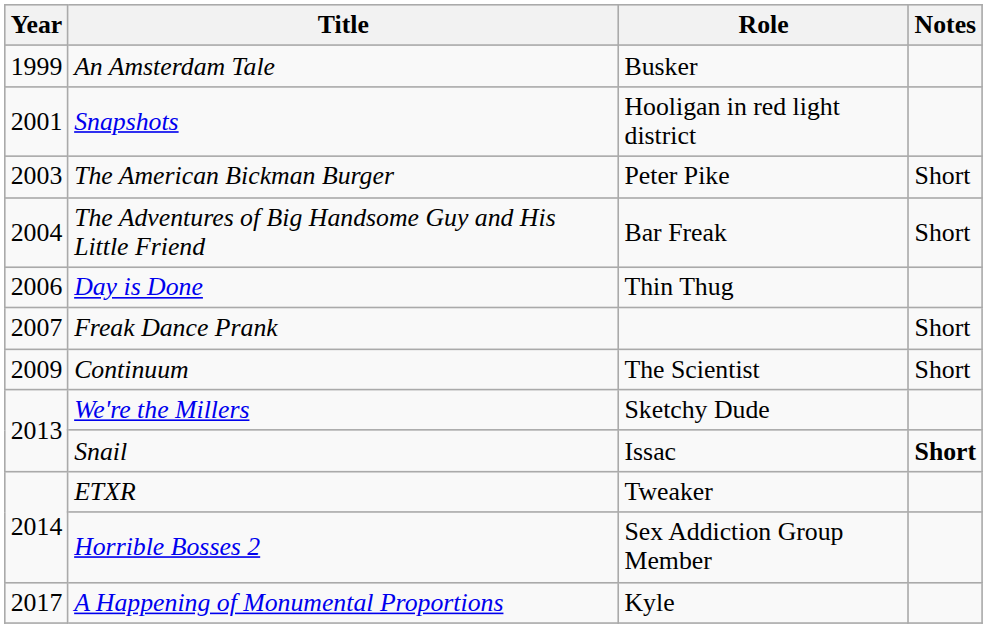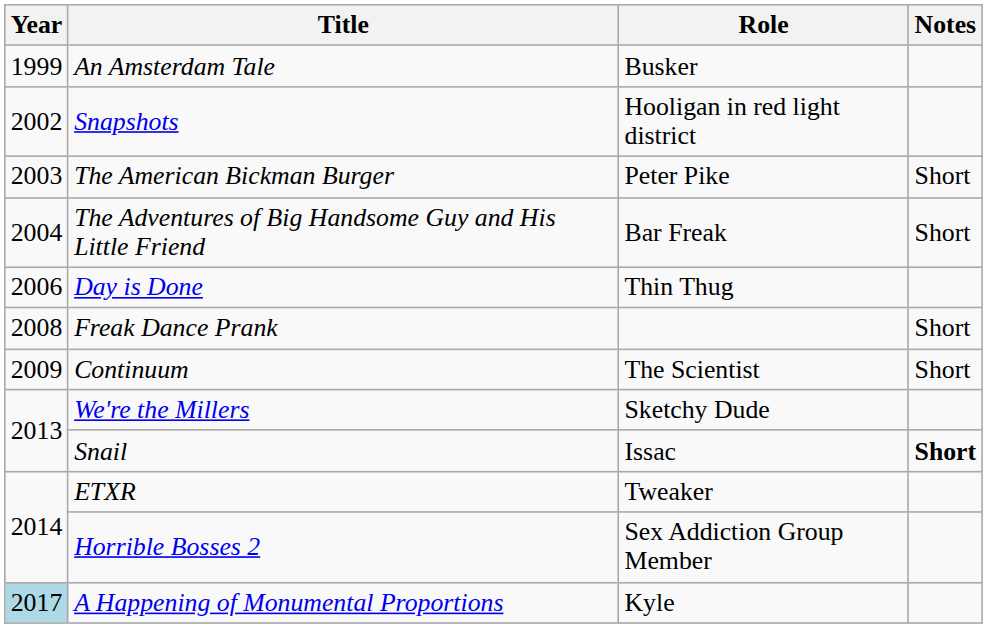(37, 121) 2001 -> (37, 121) 2002
(37, 328) 2007 -> (37, 328) 2008
(37, 602) no background -> (37, 602) lightblue background
